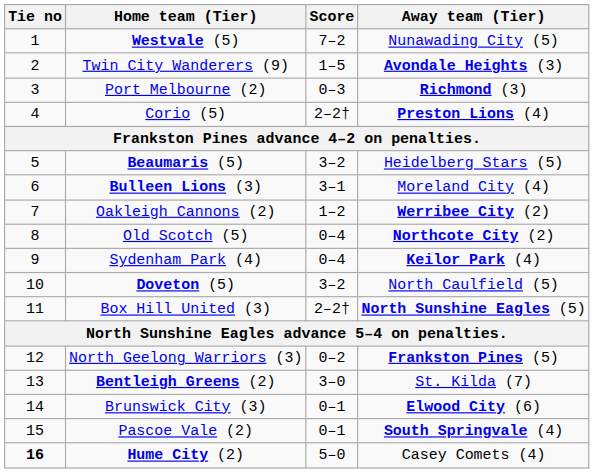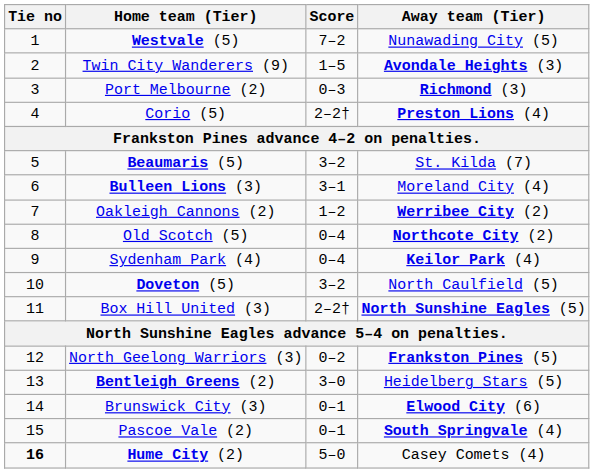(474, 163) Heidelberg Stars (5) -> (474, 163) St. Kilda (7)
(474, 382) St. Kilda (7) -> (474, 382) Heidelberg Stars (5)
